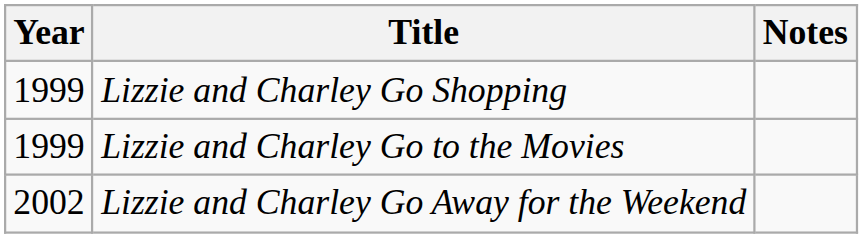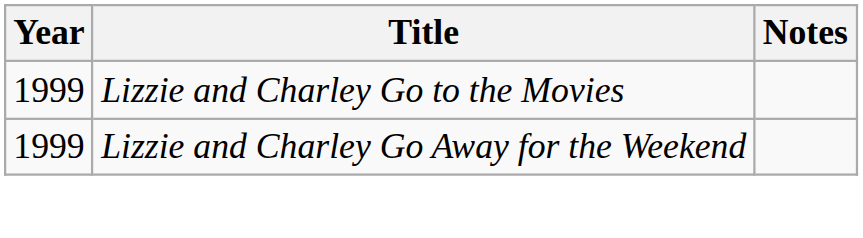- row: (334, 89)
(49, 202) 2002 -> (49, 145) 1999
